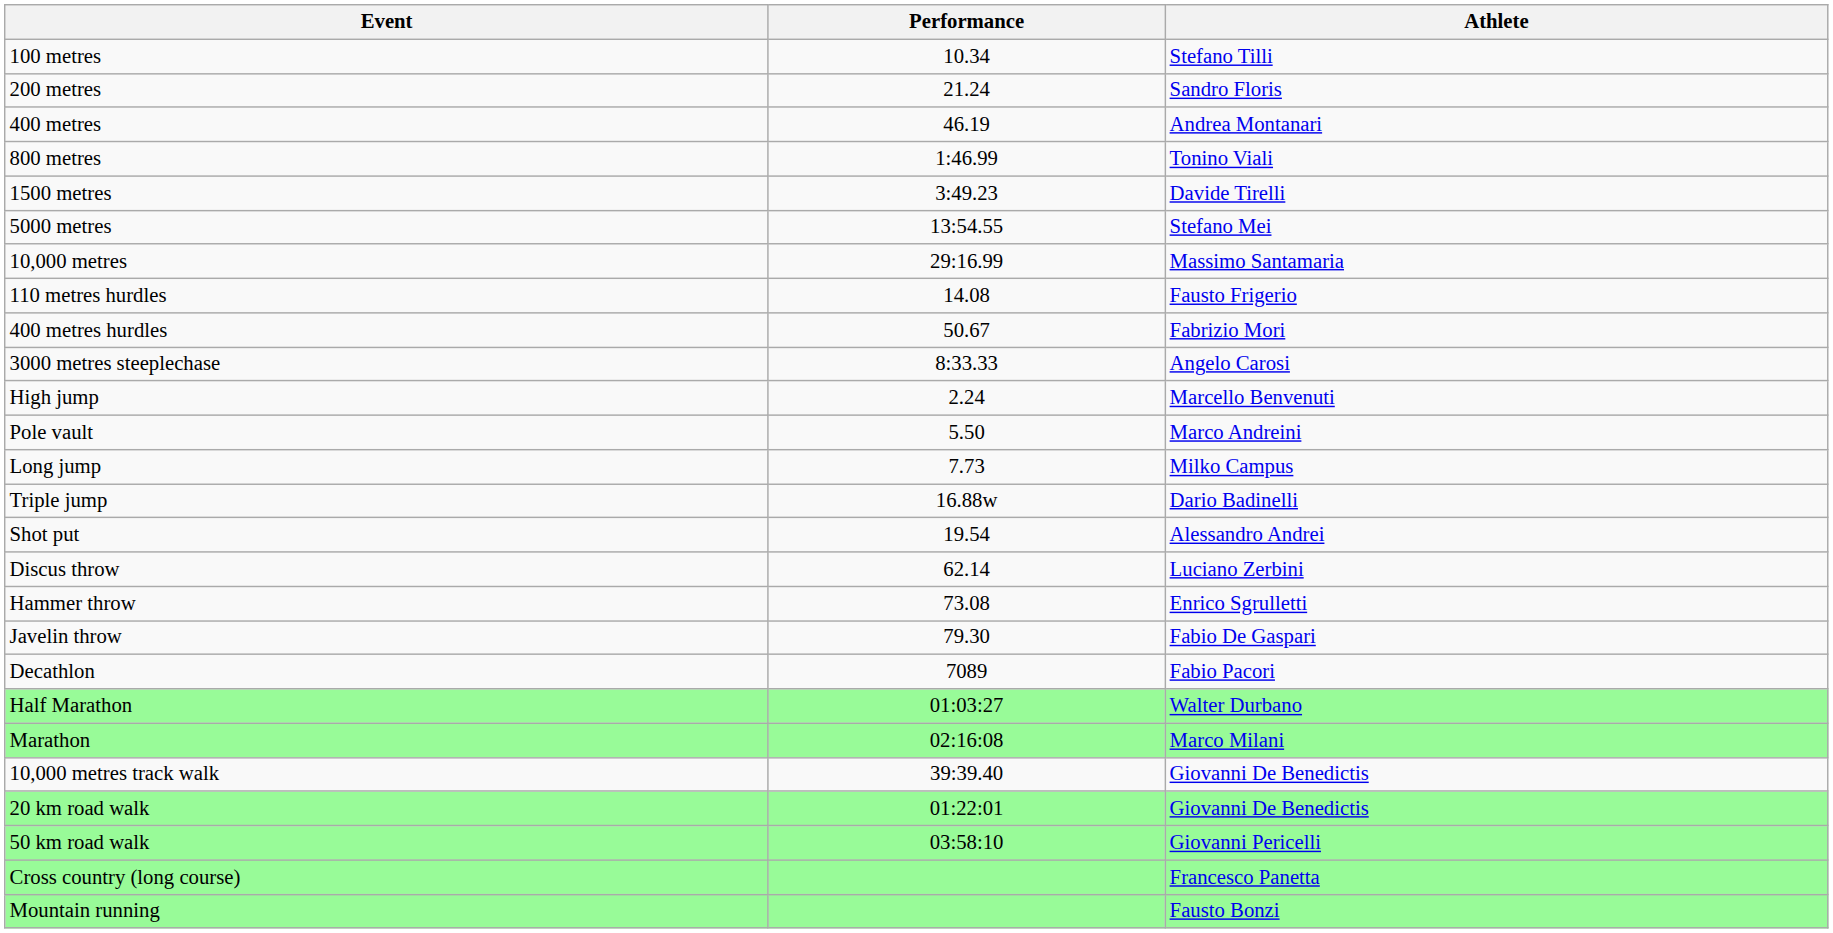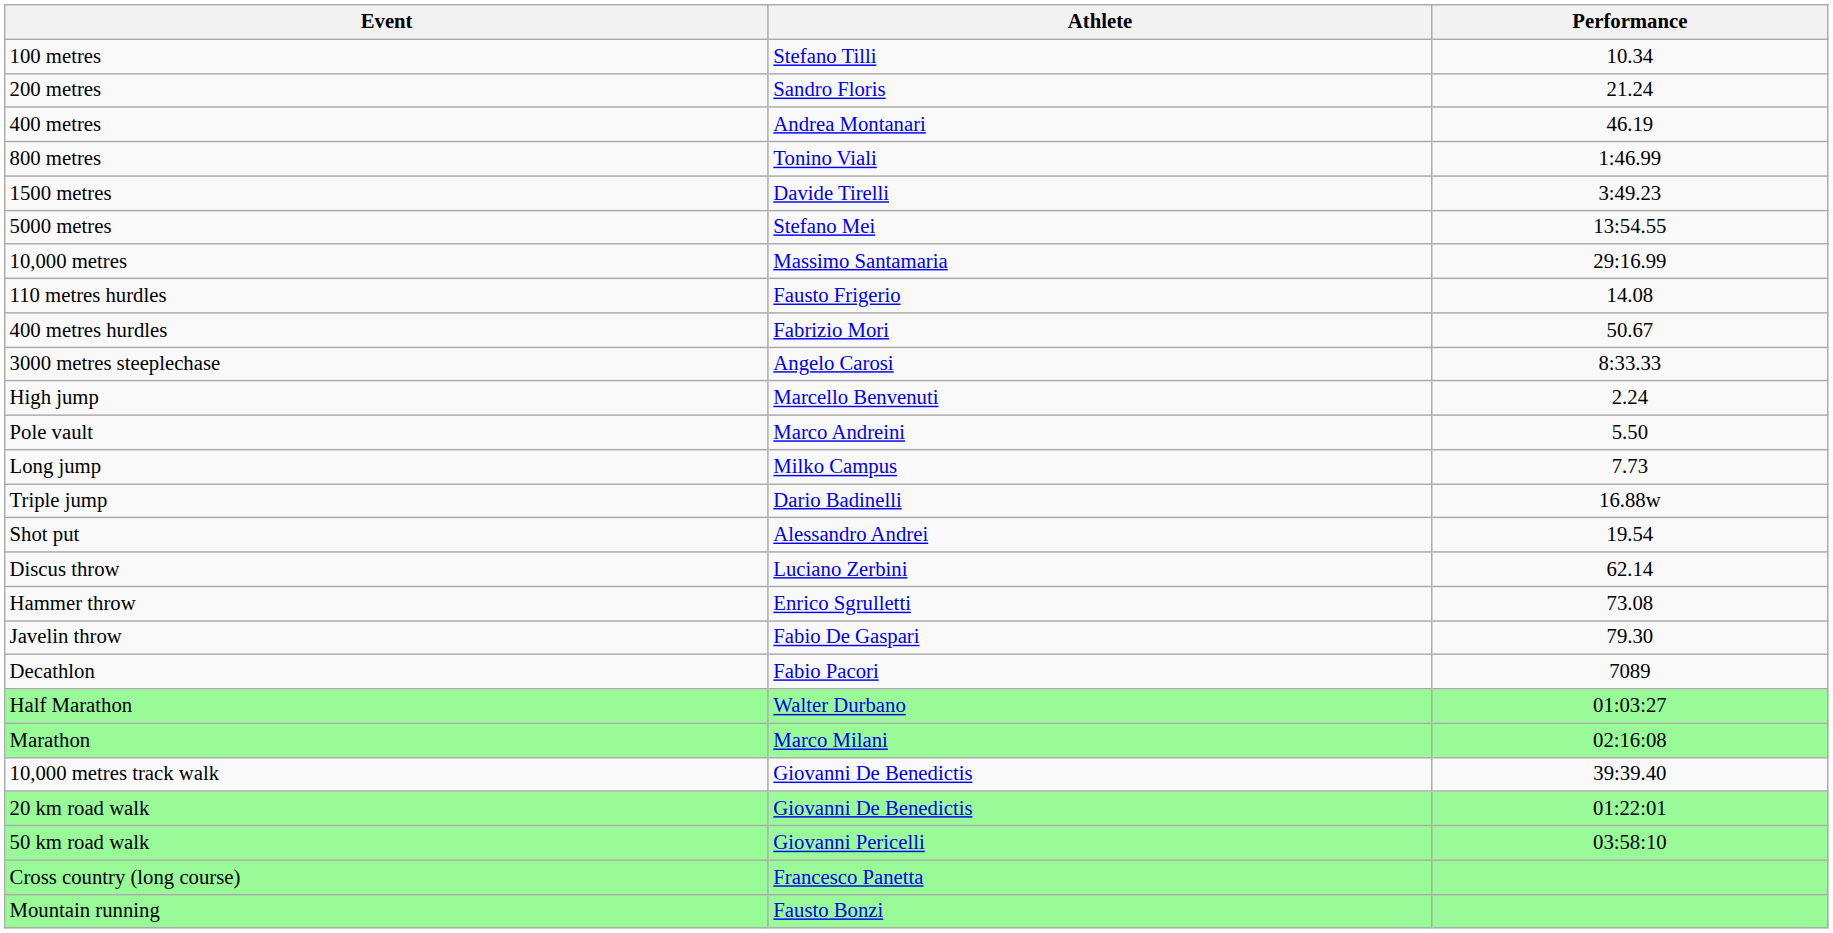columns swapped: (1496, 21) <-> (967, 21)
